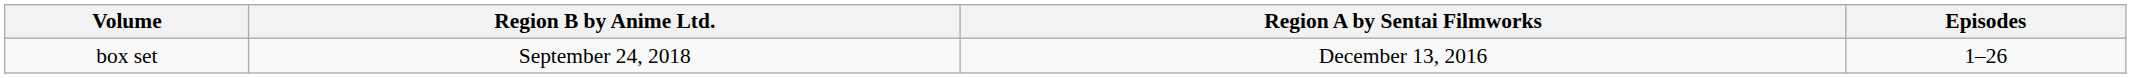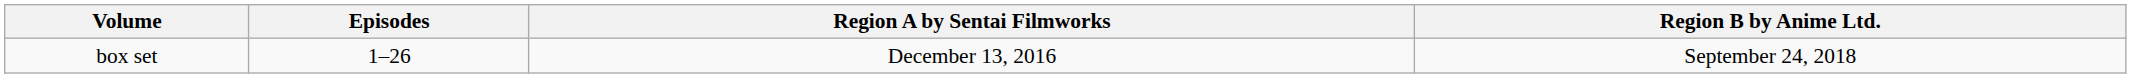columns swapped: (1986, 21) <-> (605, 21)
